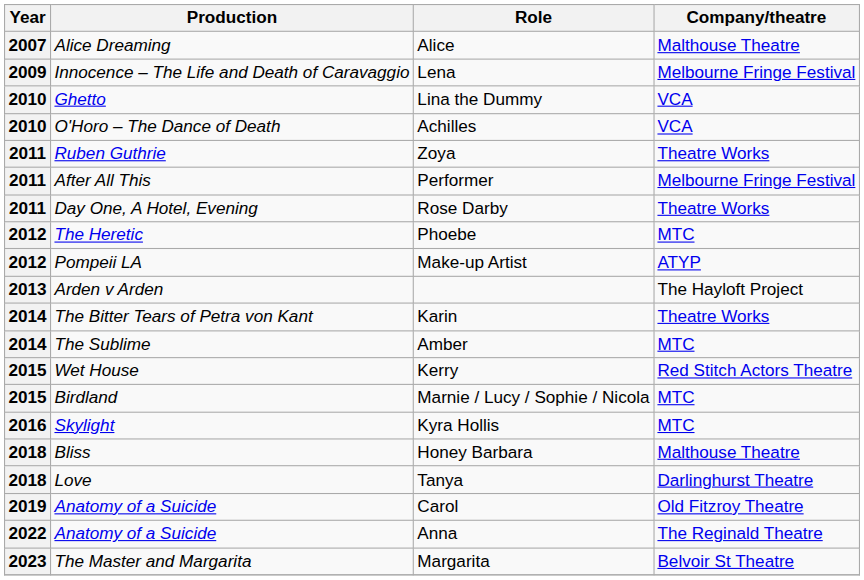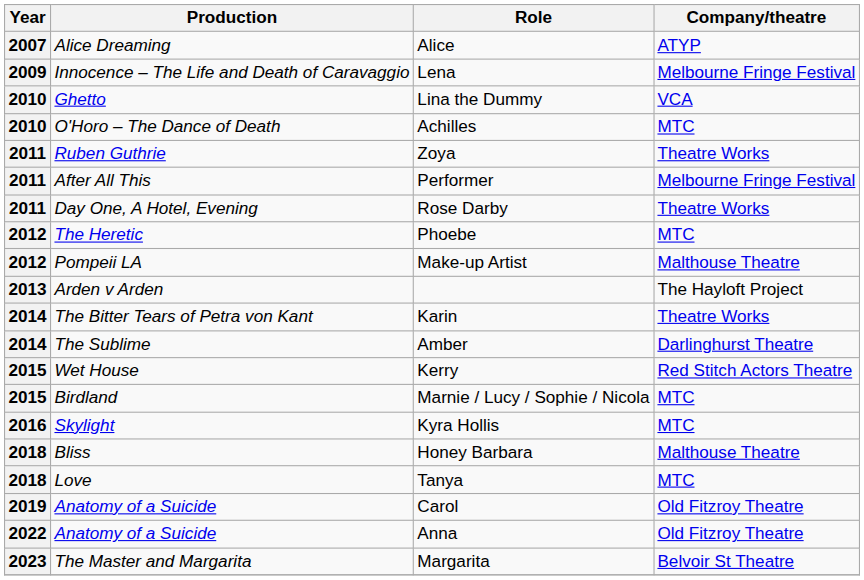(729, 45) Malthouse Theatre -> (679, 45) ATYP
(675, 126) VCA -> (676, 126) MTC
(679, 262) ATYP -> (729, 262) Malthouse Theatre
(676, 343) MTC -> (735, 343) Darlinghurst Theatre
(735, 479) Darlinghurst Theatre -> (676, 479) MTC
(740, 533) The Reginald Theatre -> (731, 533) Old Fitzroy Theatre
